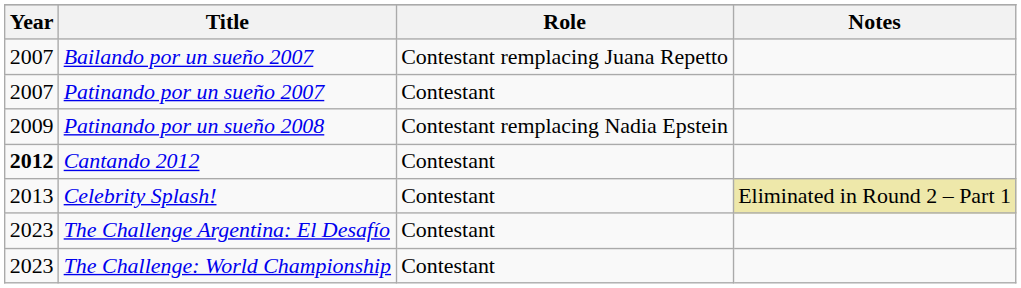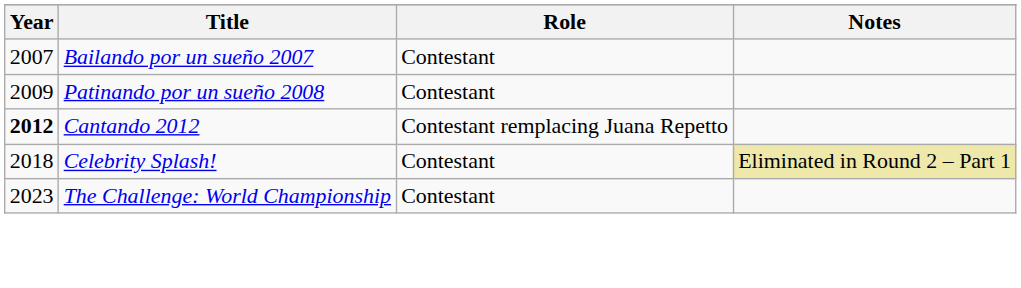(565, 56) Contestant remplacing Juana Repetto -> (448, 56) Contestant
- row: (194, 91)
(565, 126) Contestant remplacing Nadia Epstein -> (448, 91) Contestant
(448, 160) Contestant -> (565, 126) Contestant remplacing Juana Repetto
(32, 195) 2013 -> (32, 160) 2018
- row: (227, 230)
